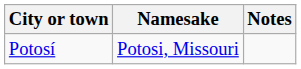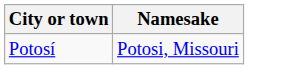- column: (270, 19)
